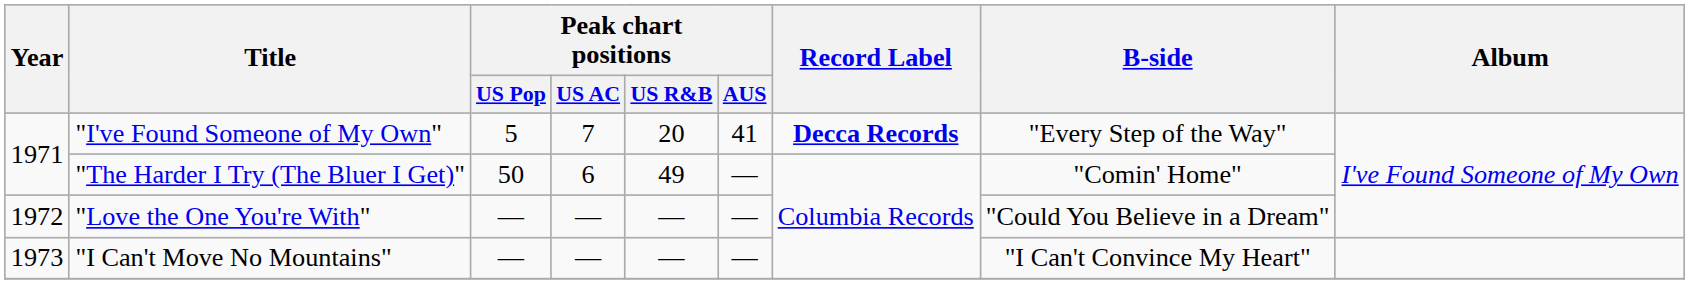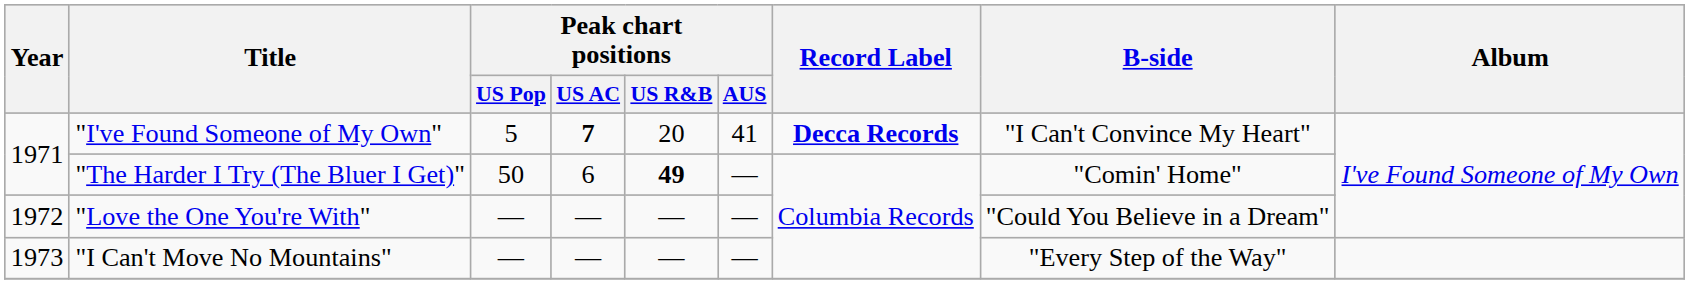(588, 133) normal -> (588, 133) bold
(1158, 133) "Every Step of the Way" -> (1158, 133) "I Can't Convince My Heart"
(671, 174) normal -> (671, 174) bold
(1158, 257) "I Can't Convince My Heart" -> (1158, 257) "Every Step of the Way"
